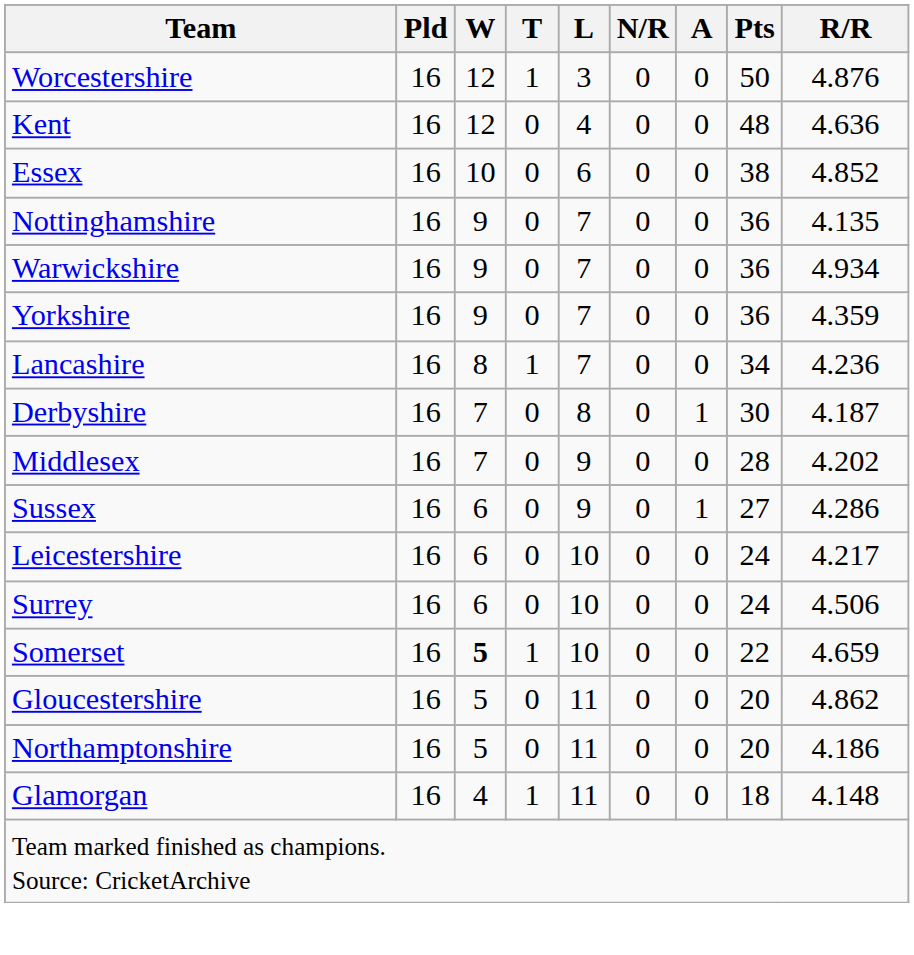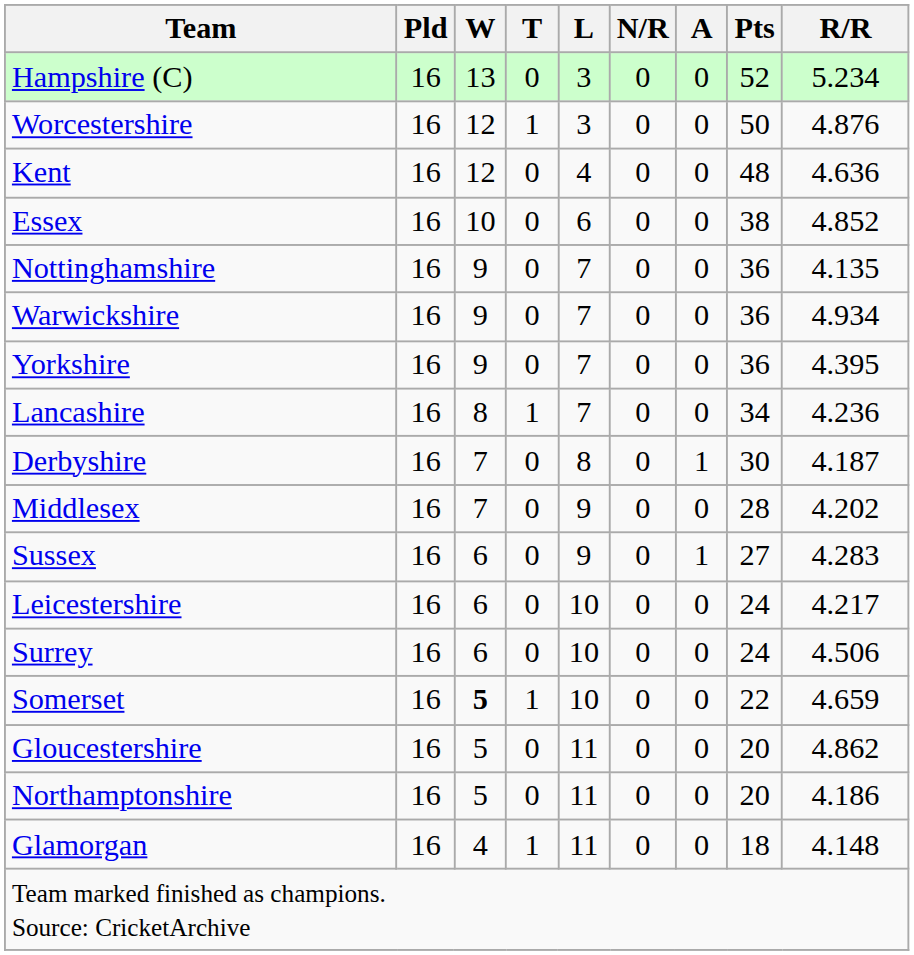+ row: (102, 76)
(845, 316) 4.359 -> (845, 364) 4.395
(845, 508) 4.286 -> (845, 556) 4.283
